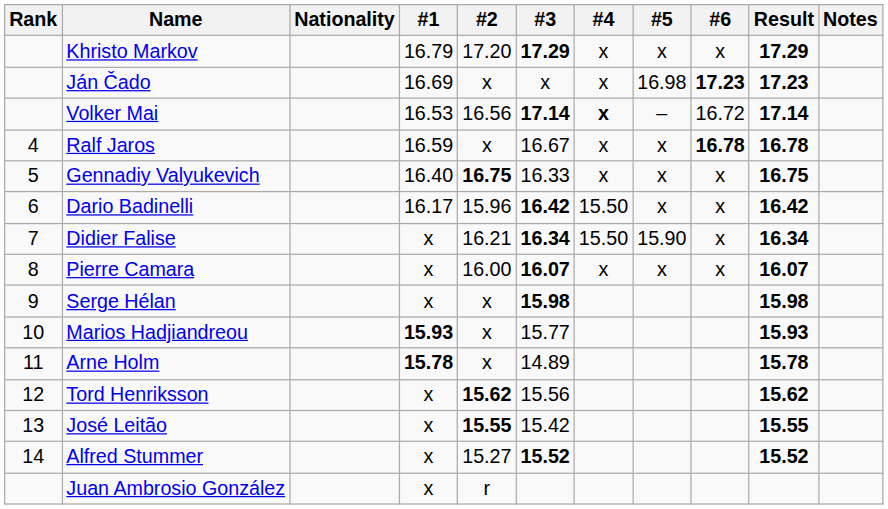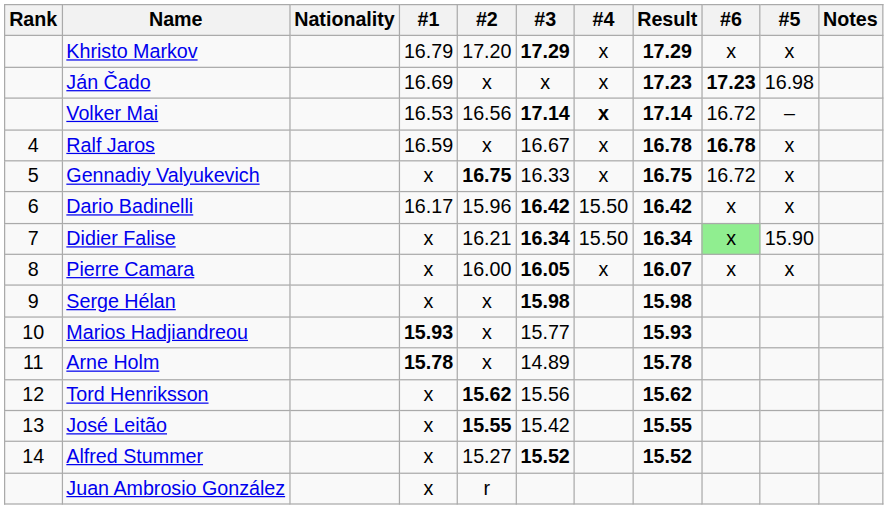columns swapped: (662, 20) <-> (784, 20)
(429, 176) 16.40 -> (429, 176) x
(720, 176) x -> (731, 176) 16.72
(720, 238) no background -> (731, 238) lightgreen background
(545, 269) 16.07 -> (545, 269) 16.05
